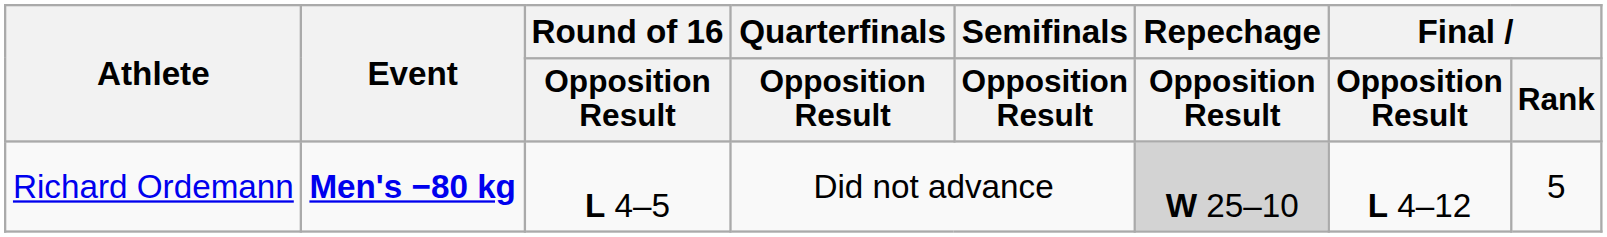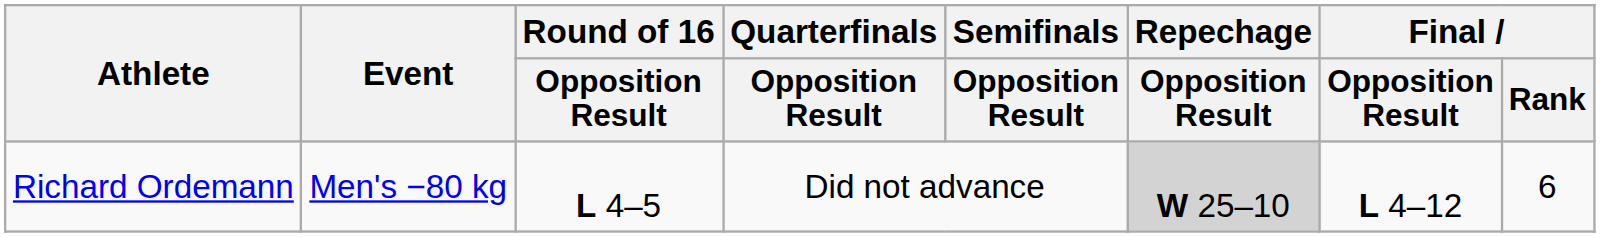(413, 187) bold -> (408, 187) normal
(1556, 187) 5 -> (1547, 187) 6
